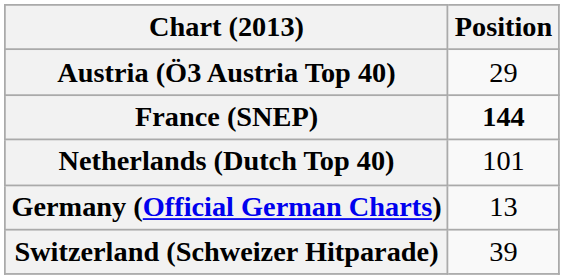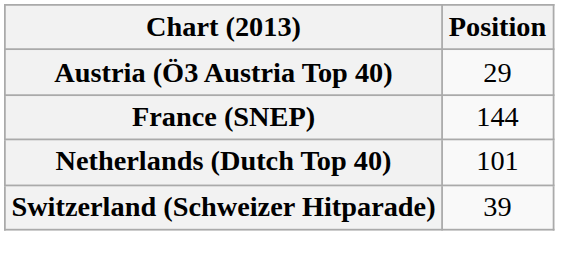(503, 116) bold -> (497, 116) normal
- row: (227, 206)
